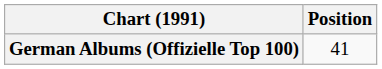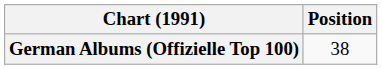(340, 49) 41 -> (340, 49) 38
